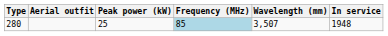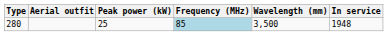(266, 24) 3,507 -> (266, 24) 3,500
